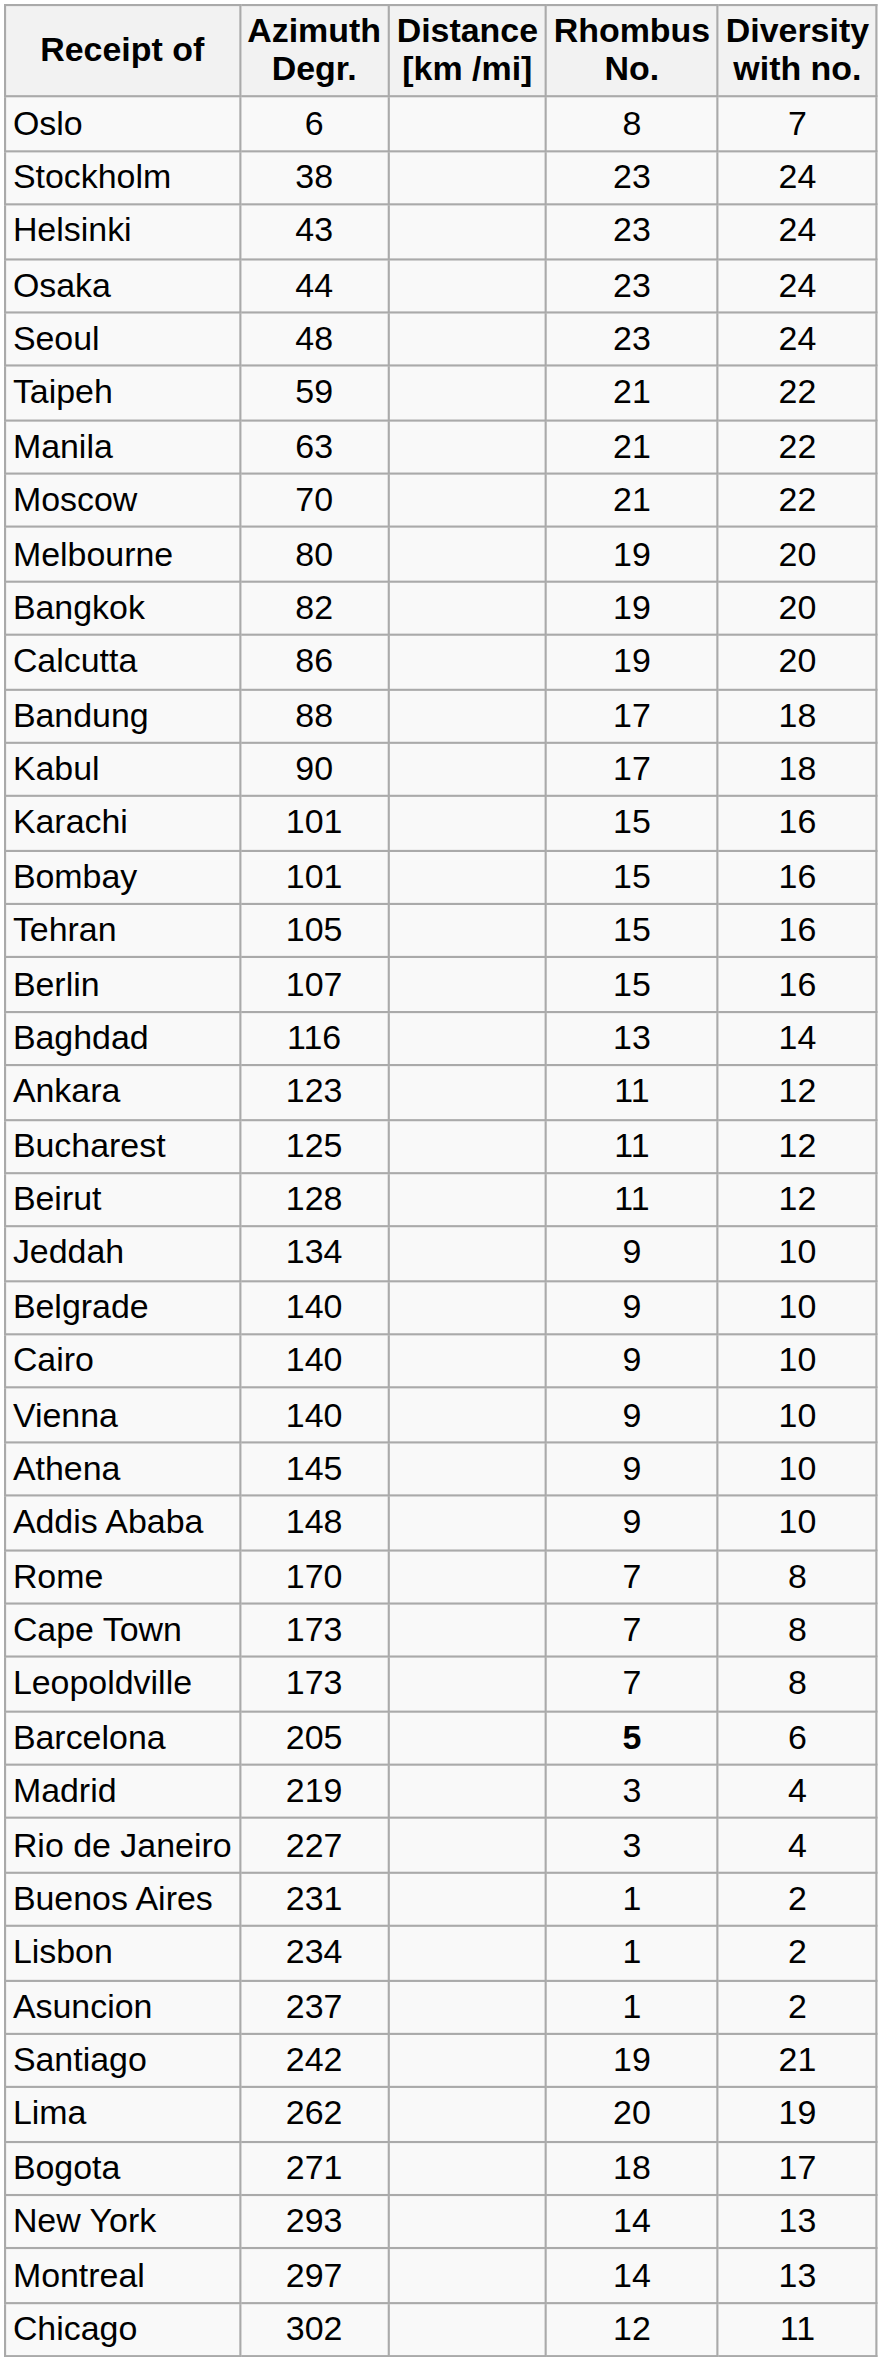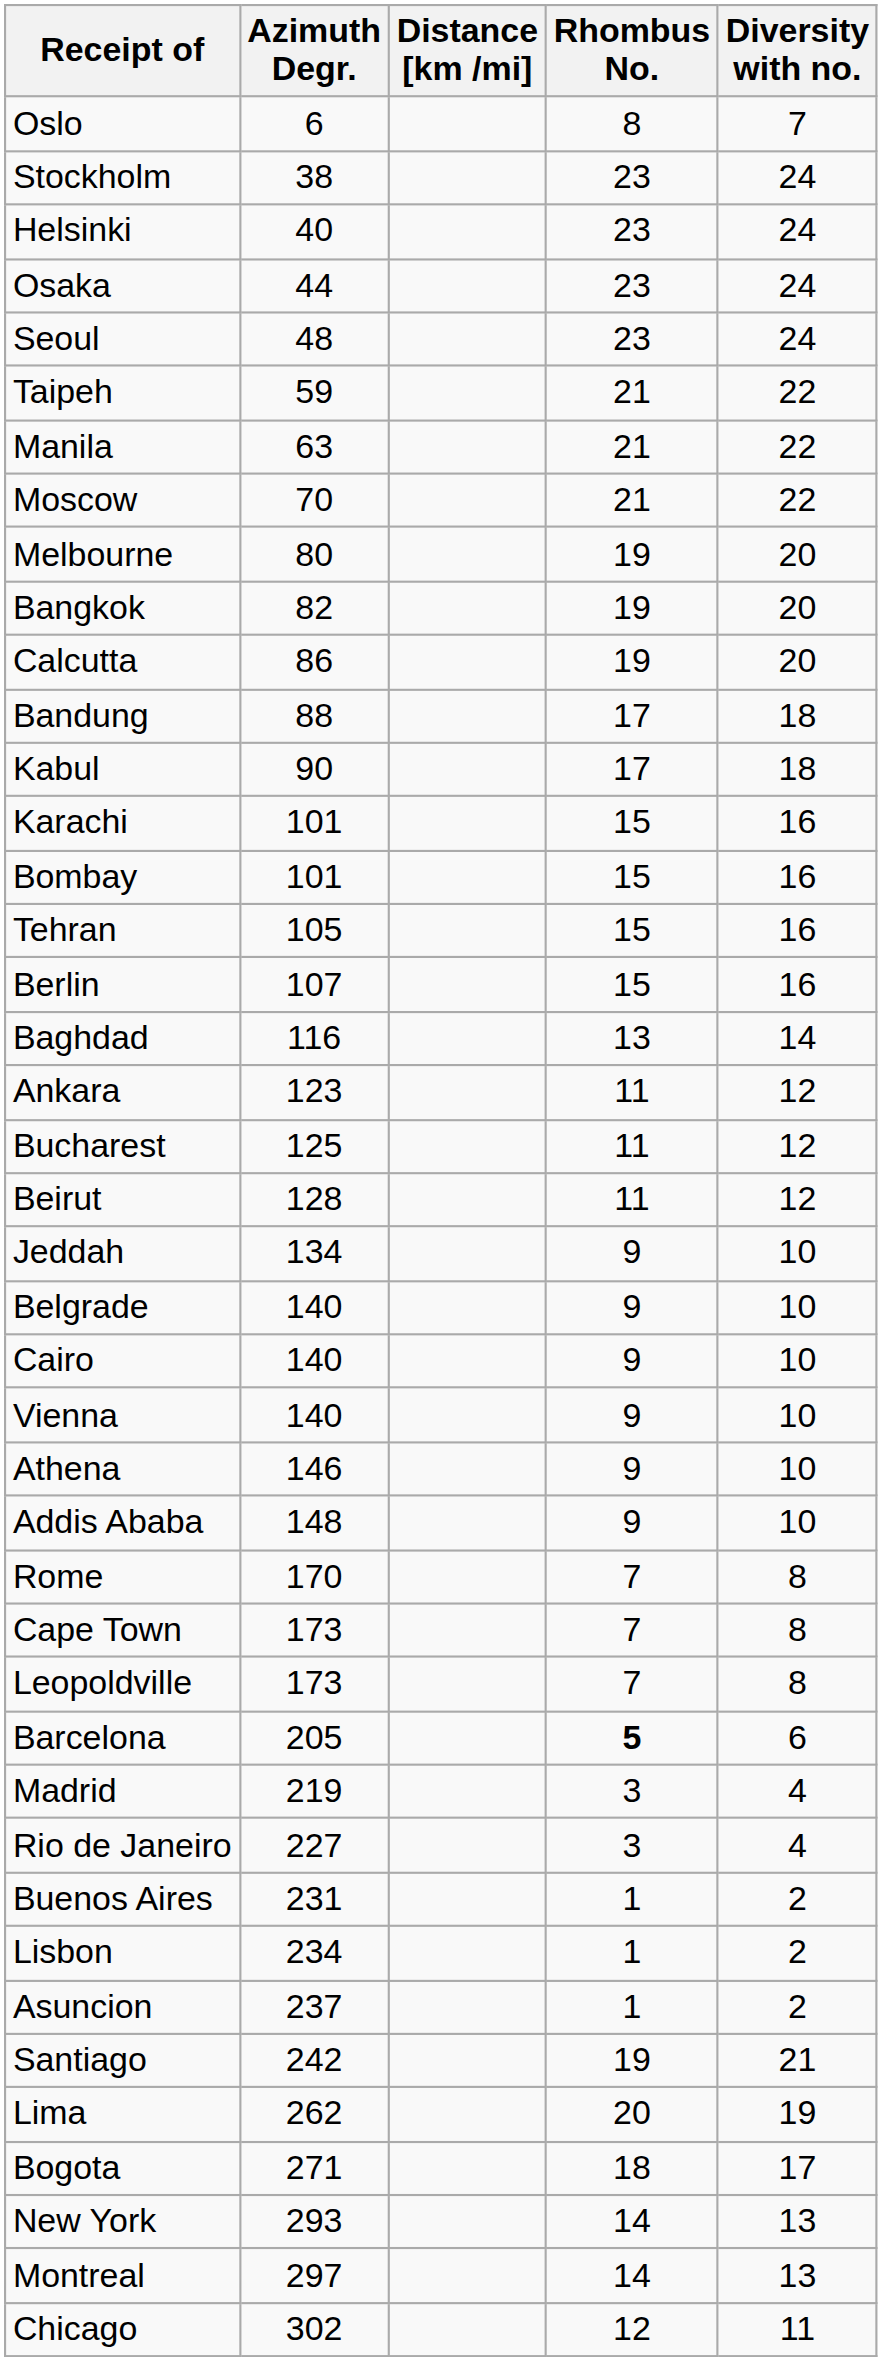(314, 230) 43 -> (314, 230) 40
(314, 1468) 145 -> (314, 1468) 146
